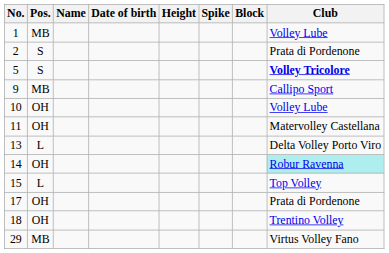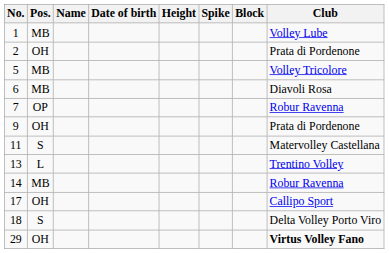(40, 51) S -> (40, 51) OH
(40, 70) S -> (40, 70) MB
(310, 70) bold -> (308, 70) normal
+ row: (16, 88)
+ row: (16, 107)
(40, 88) MB -> (40, 126) OH
(301, 88) Callipo Sport -> (315, 126) Prata di Pordenone
- row: (16, 107)
(40, 126) OH -> (40, 145) S
(325, 145) Delta Volley Porto Viro -> (307, 164) Trentino Volley
(40, 164) OH -> (40, 182) MB
(307, 164) paleturquoise background -> (307, 182) no background
- row: (16, 182)
(315, 201) Prata di Pordenone -> (301, 201) Callipo Sport
(40, 220) OH -> (40, 220) S
(307, 220) Trentino Volley -> (325, 220) Delta Volley Porto Viro
(40, 239) MB -> (40, 239) OH
(314, 239) normal -> (317, 239) bold
